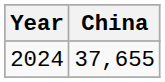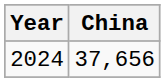(115, 60) 37,655 -> (115, 60) 37,656
